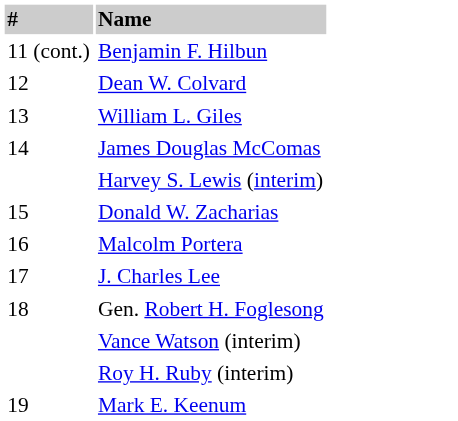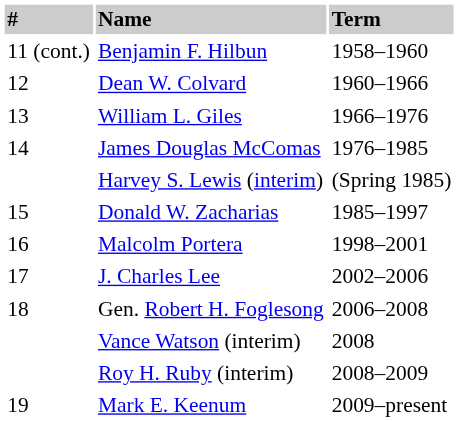+ column: (356, 19)
